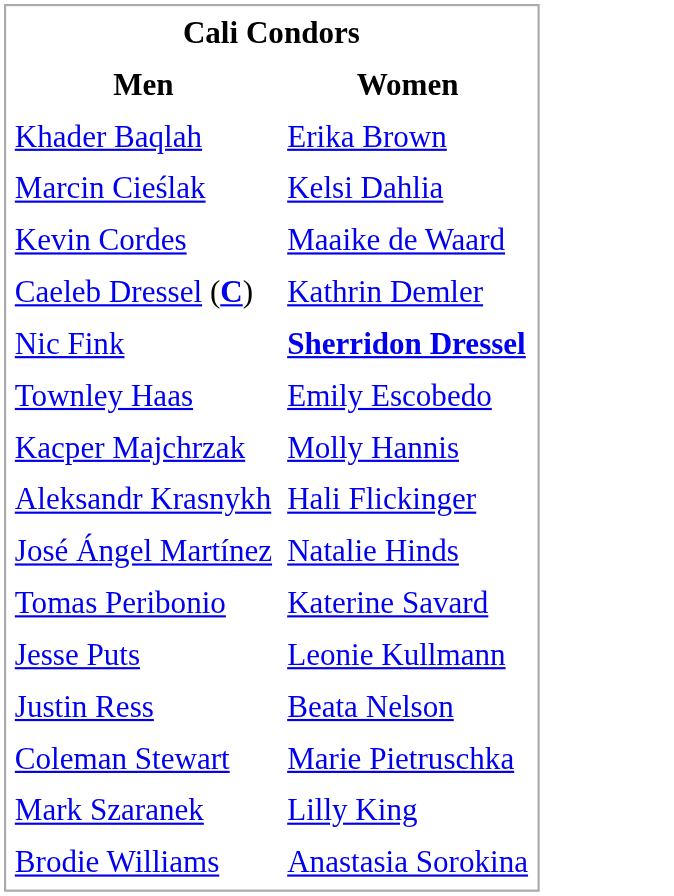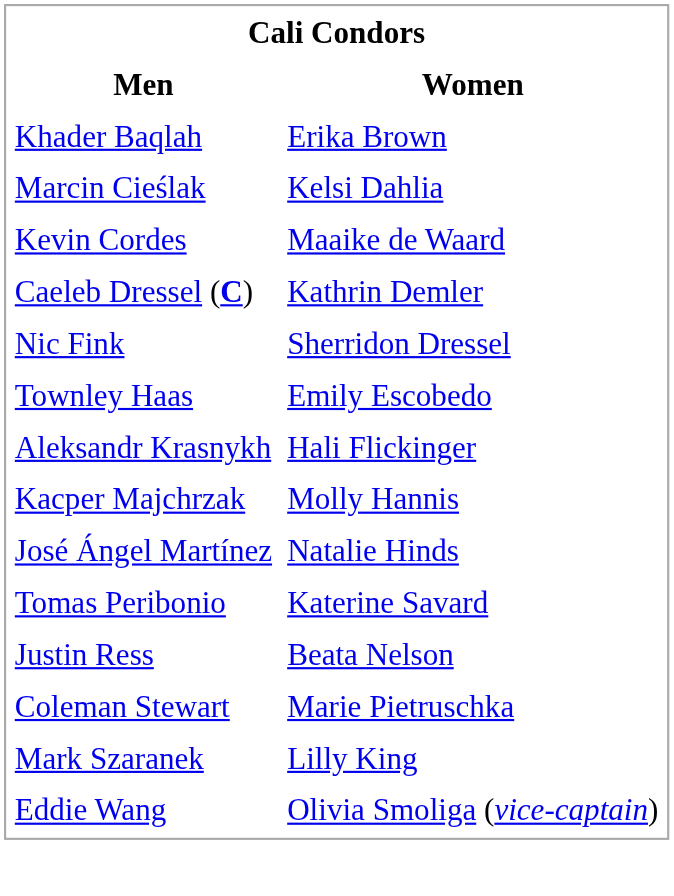(406, 343) bold -> (399, 343) normal
rows swapped: (143, 499) <-> (130, 447)
- row: (77, 654)
+ row: (91, 810)
- row: (117, 862)
